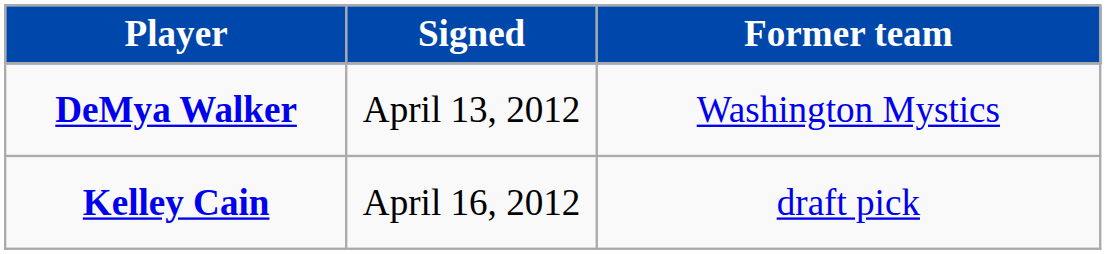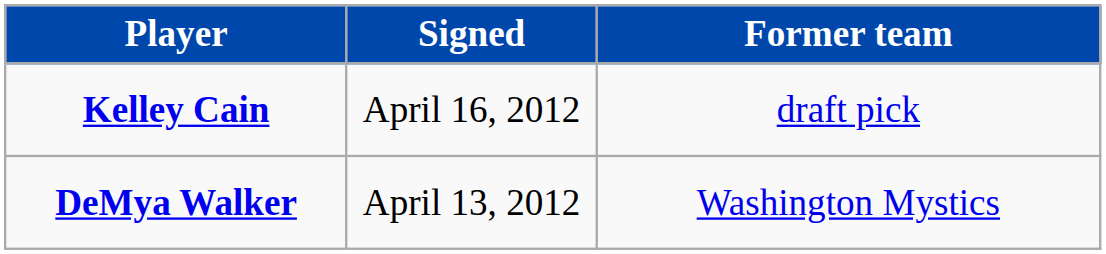rows swapped: (176, 109) <-> (176, 202)
